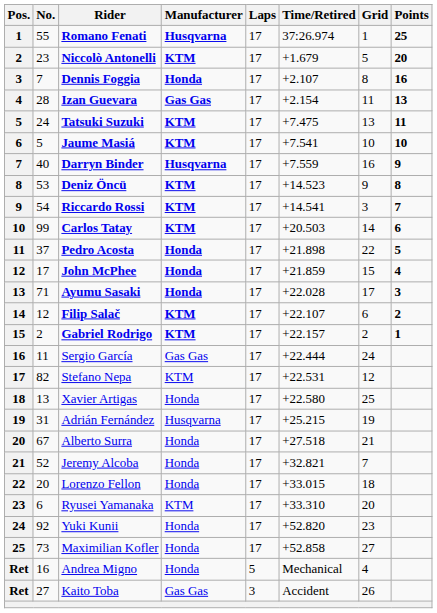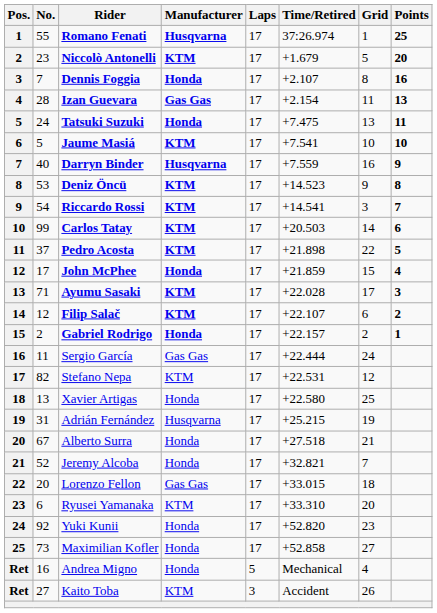(180, 121) KTM -> (183, 121) Honda
(183, 249) Honda -> (180, 249) KTM
(183, 291) Honda -> (180, 291) KTM
(180, 334) KTM -> (183, 334) Honda
(182, 483) Honda -> (186, 483) Gas Gas
(186, 590) Gas Gas -> (179, 590) KTM
